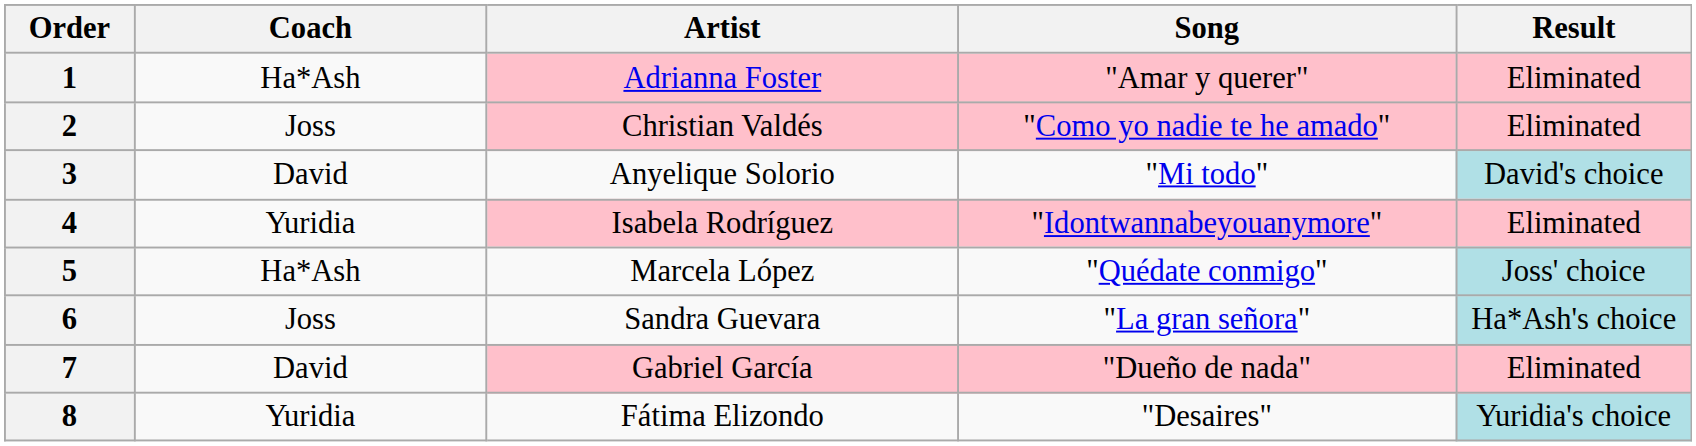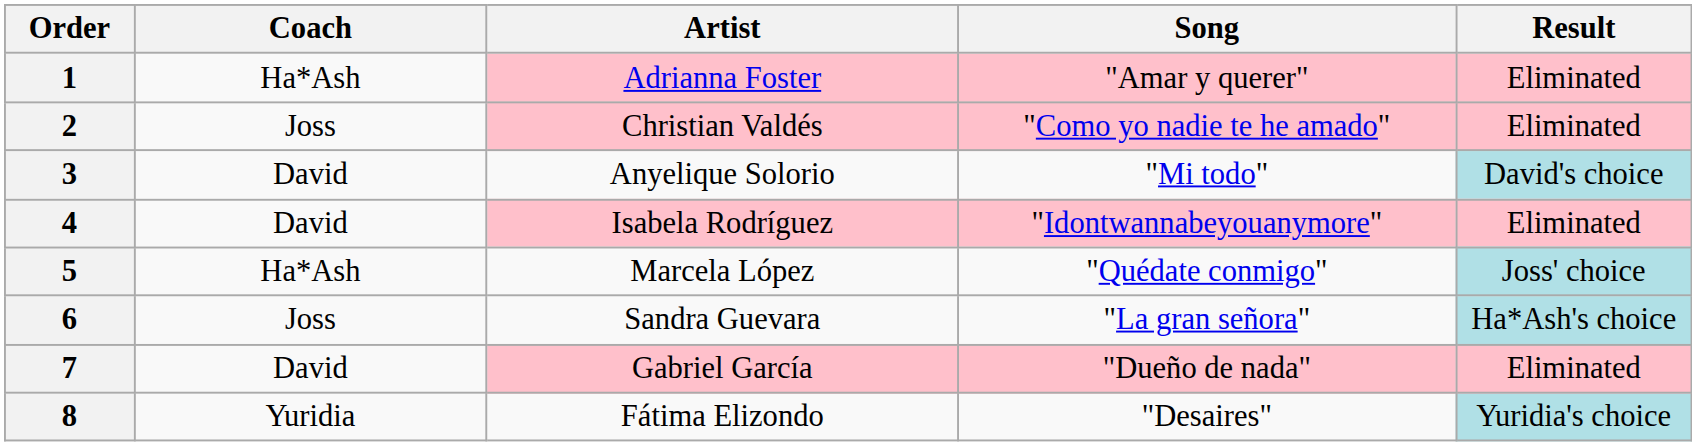(310, 222) Yuridia -> (310, 222) David
